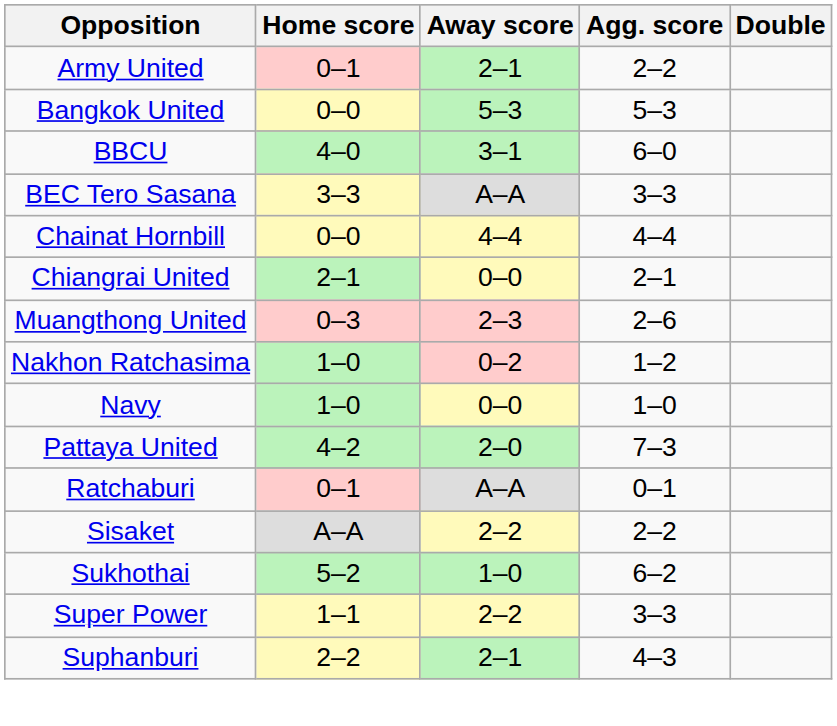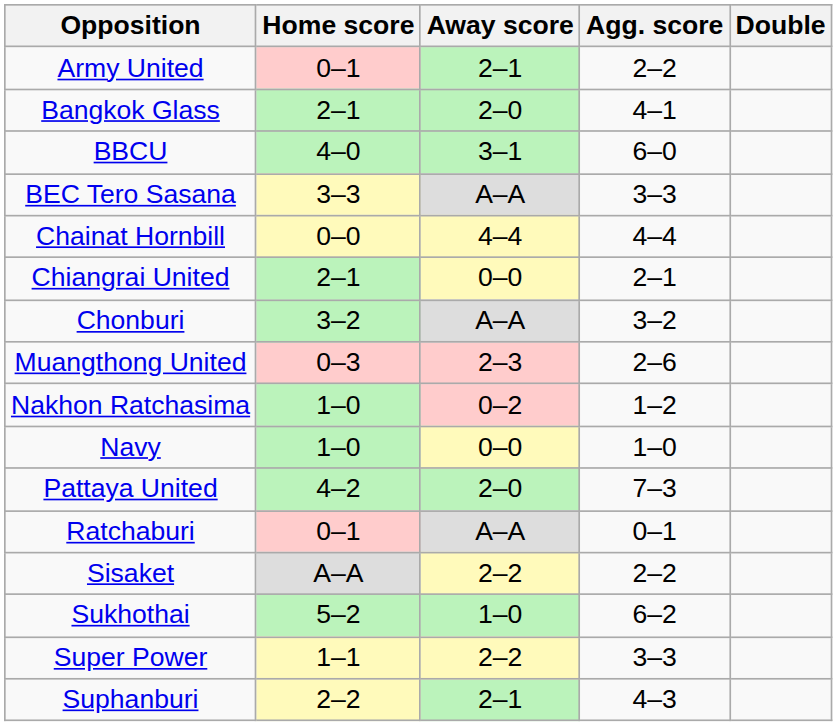+ row: (131, 109)
- row: (131, 109)
+ row: (131, 320)
